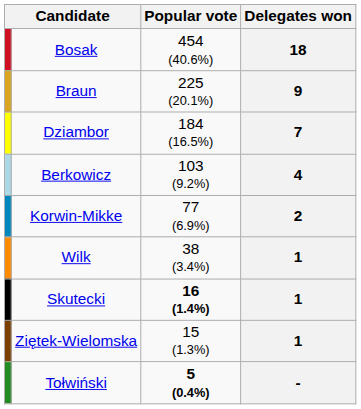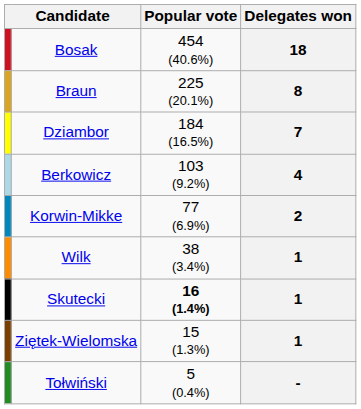(298, 91) 9 -> (298, 91) 8
(191, 382) bold -> (191, 382) normal
